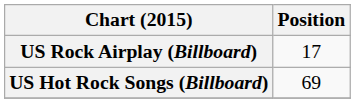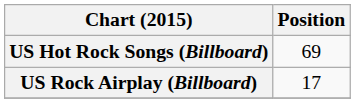rows swapped: (139, 82) <-> (139, 51)
